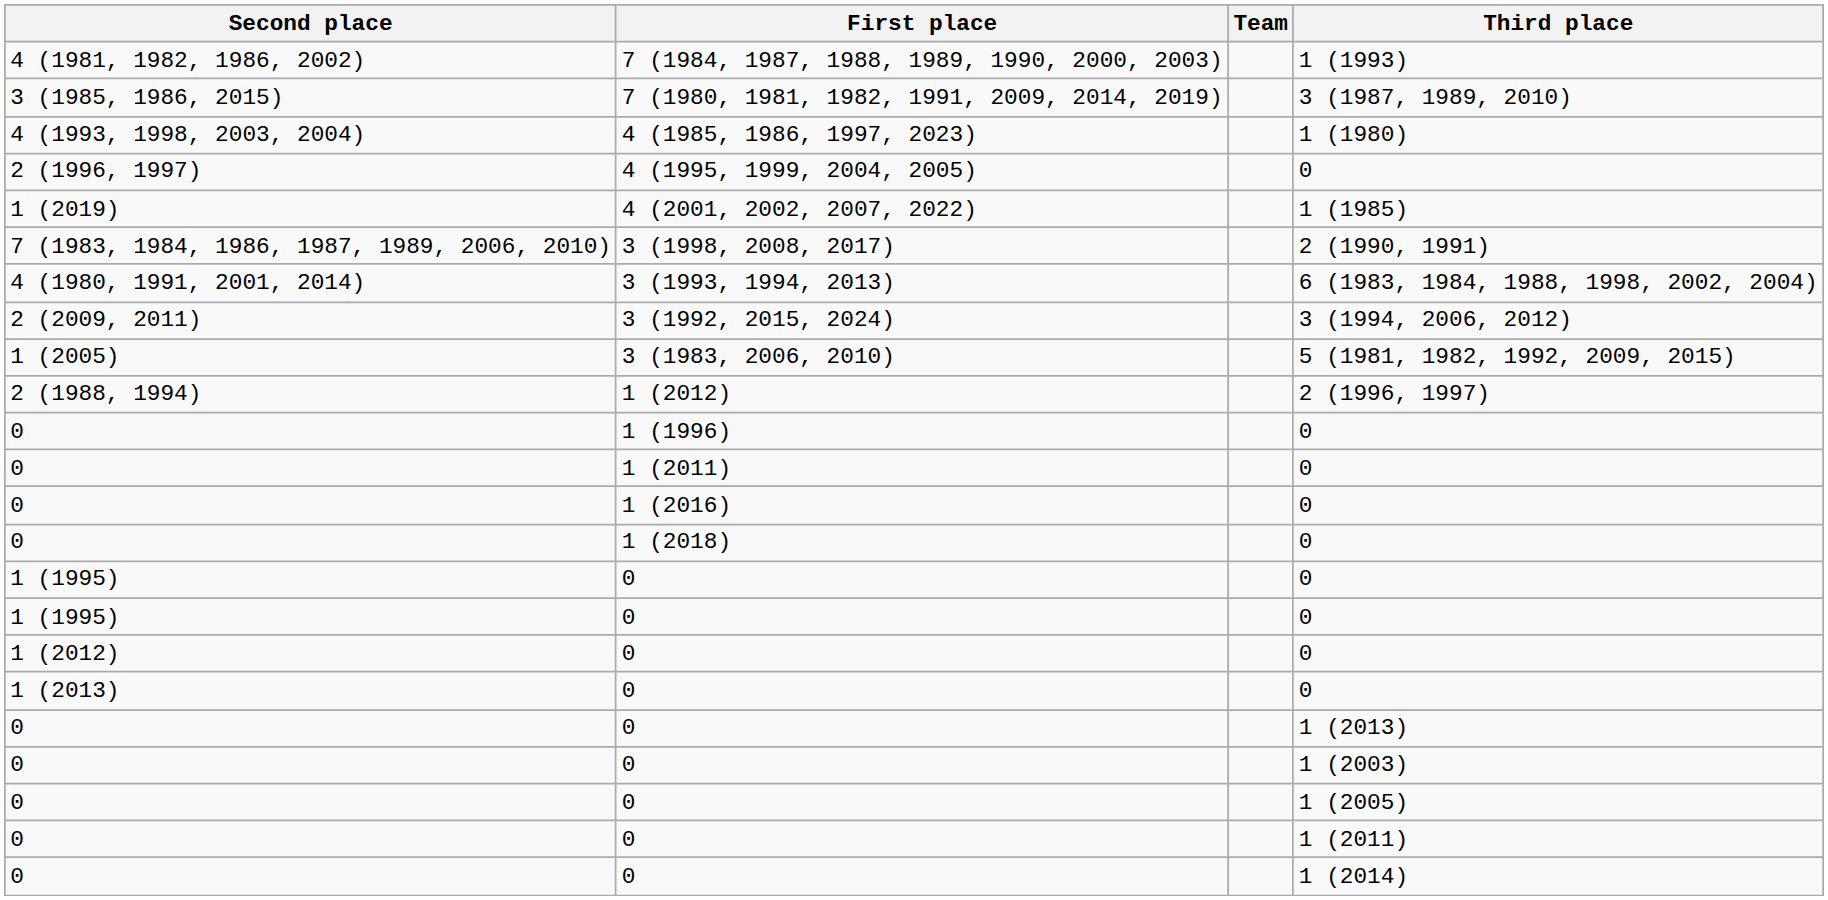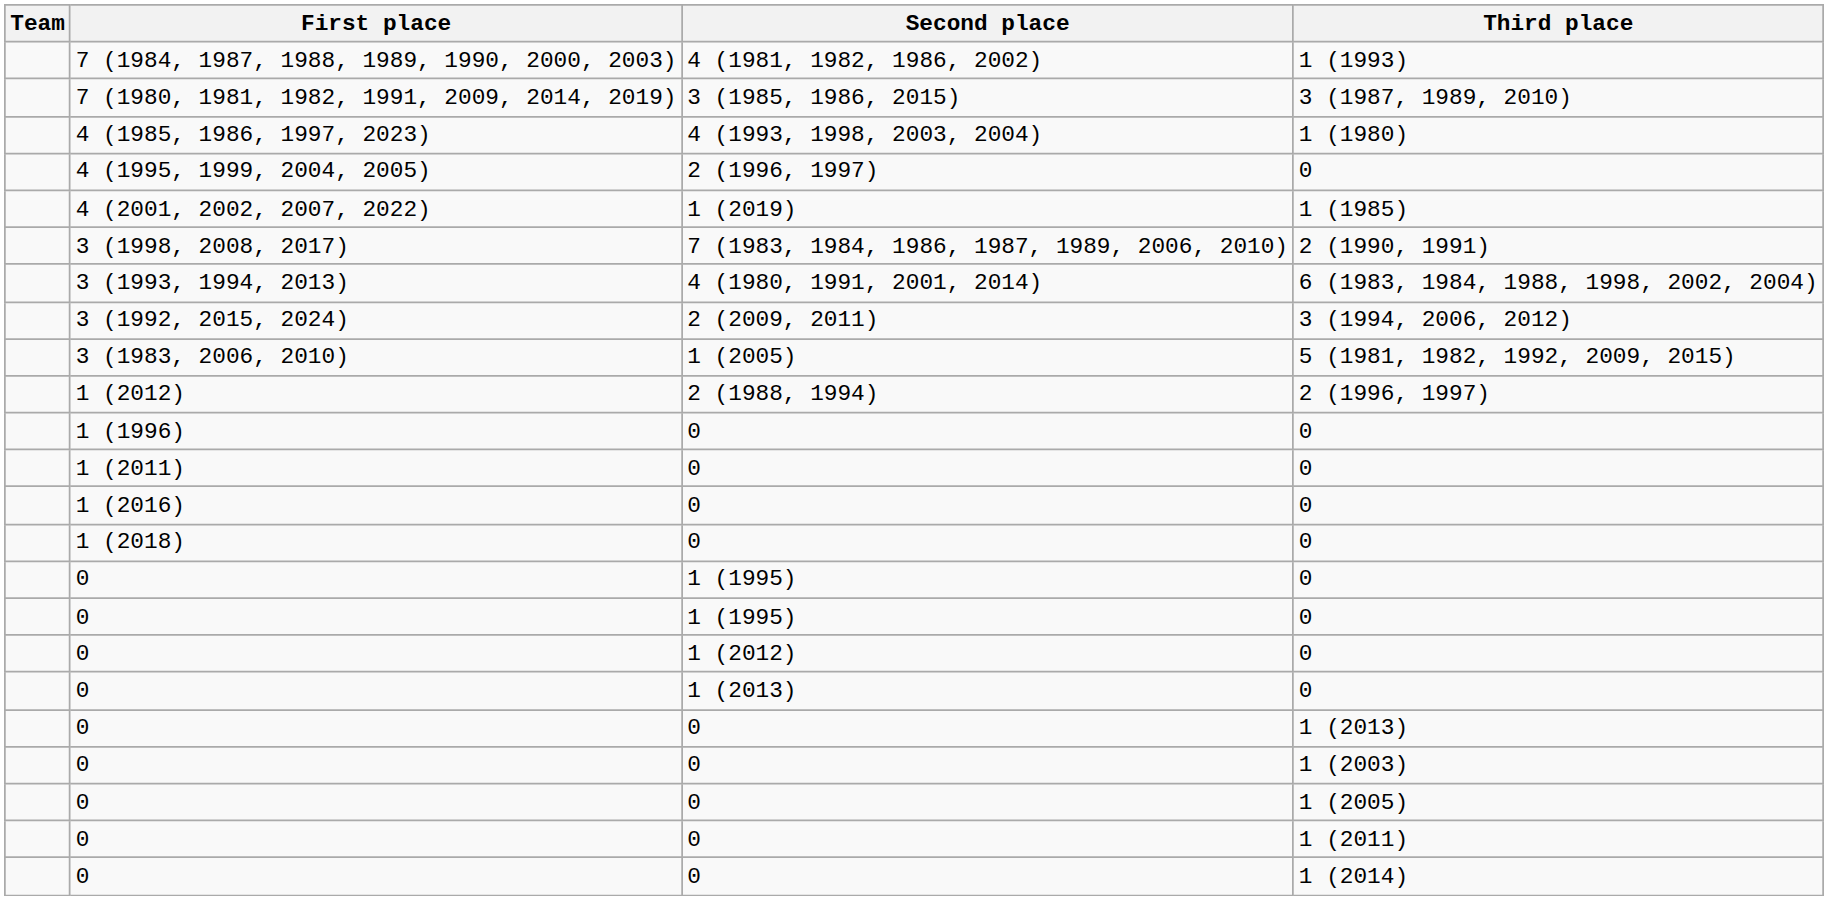columns swapped: (1261, 23) <-> (311, 23)
